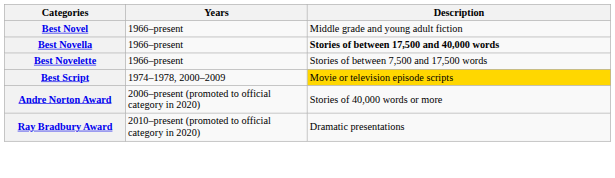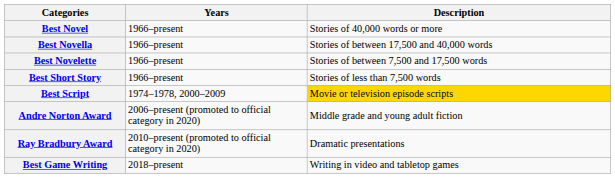(386, 28) Middle grade and young adult fiction -> (376, 28) Stories of 40,000 words or more
(405, 45) bold -> (401, 45) normal
+ row: (65, 77)
(376, 99) Stories of 40,000 words or more -> (386, 115) Middle grade and young adult fiction
+ row: (65, 165)
